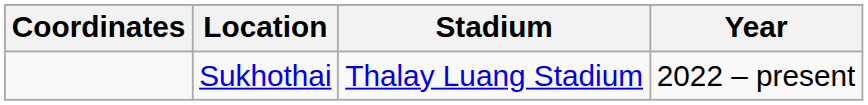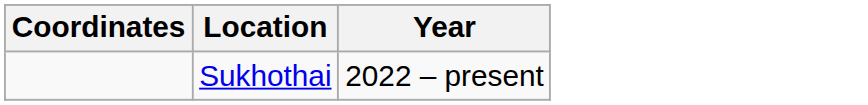- column: (494, 28)
